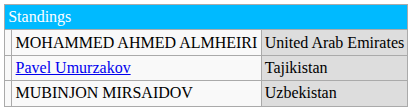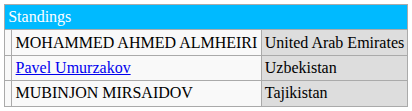(296, 67) Tajikistan -> (301, 67) Uzbekistan
(301, 93) Uzbekistan -> (296, 93) Tajikistan
